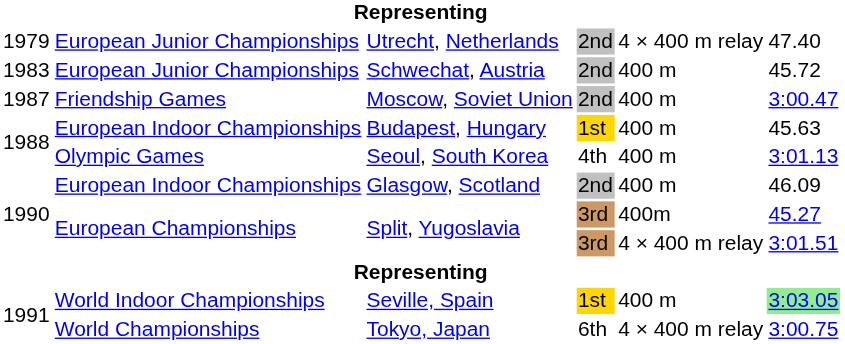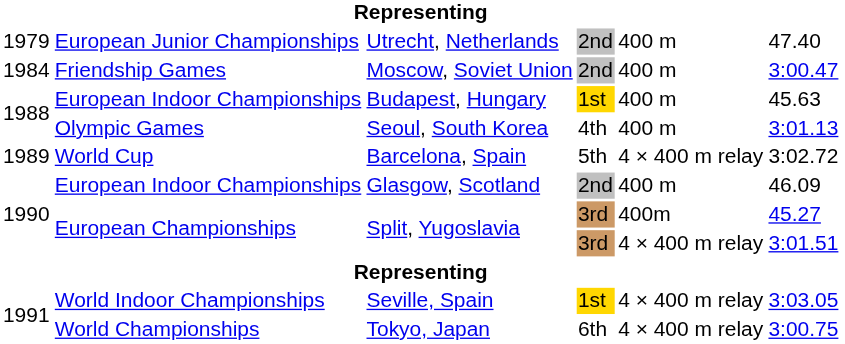(691, 41) 4 × 400 m relay -> (647, 41) 400 m
- row: (207, 70)
(26, 99) 1987 -> (26, 70) 1984
+ row: (104, 156)
(647, 300) 400 m -> (691, 300) 4 × 400 m relay
(803, 300) lightgreen background -> (803, 300) no background
